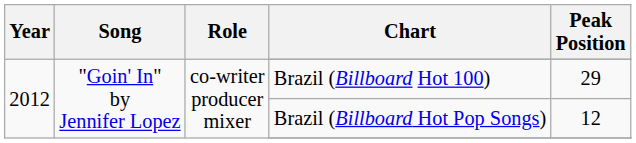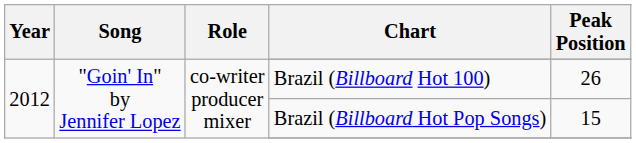(591, 79) 29 -> (591, 79) 26
(591, 118) 12 -> (591, 118) 15
